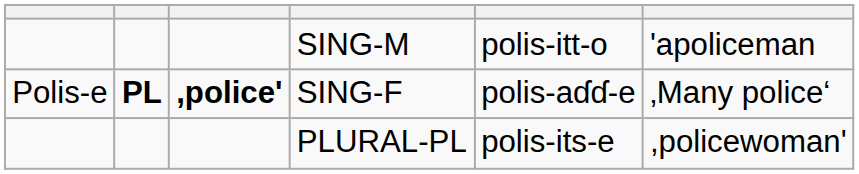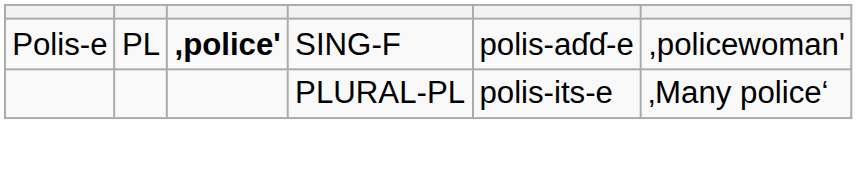- row: (353, 43)
(142, 93) bold -> (141, 43) normal
(740, 93) ‚Many police‘ -> (747, 43) ,policewoman'
(748, 142) ,policewoman' -> (738, 93) ‚Many police‘
